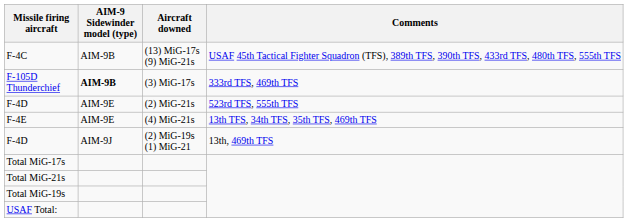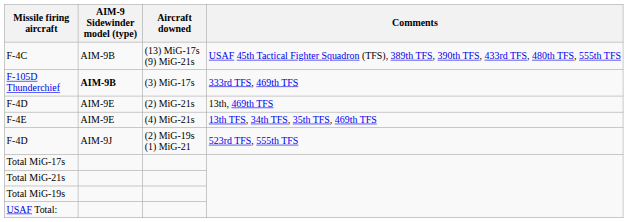(254, 104) 523rd TFS, 555th TFS -> (241, 104) 13th, 469th TFS
(241, 141) 13th, 469th TFS -> (254, 141) 523rd TFS, 555th TFS
